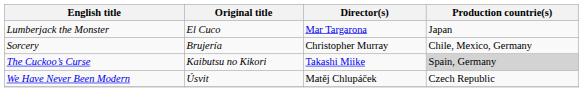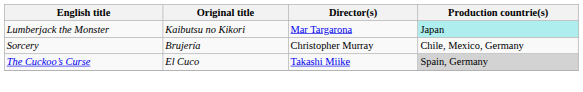(203, 29) El Cuco -> (205, 29) Kaibutsu no Kikori
(440, 29) no background -> (432, 29) paleturquoise background
(226, 62) Kaibutsu no Kikori -> (182, 62) El Cuco
- row: (68, 78)
